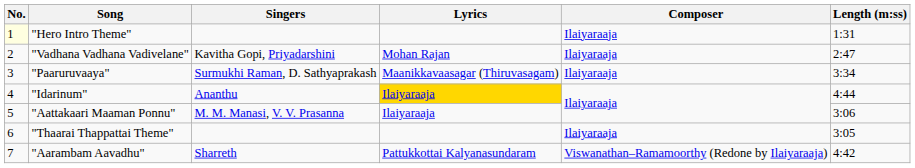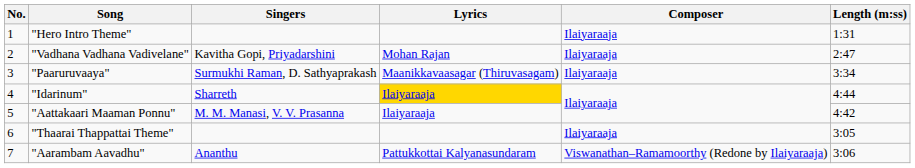(10, 34) lightyellow background -> (10, 34) no background
(216, 93) Ananthu -> (216, 93) Sharreth
(844, 113) 3:06 -> (844, 113) 4:42
(216, 152) Sharreth -> (216, 152) Ananthu
(844, 152) 4:42 -> (844, 152) 3:06
